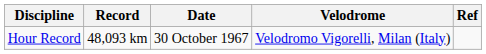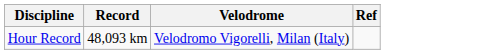- column: (201, 15)
